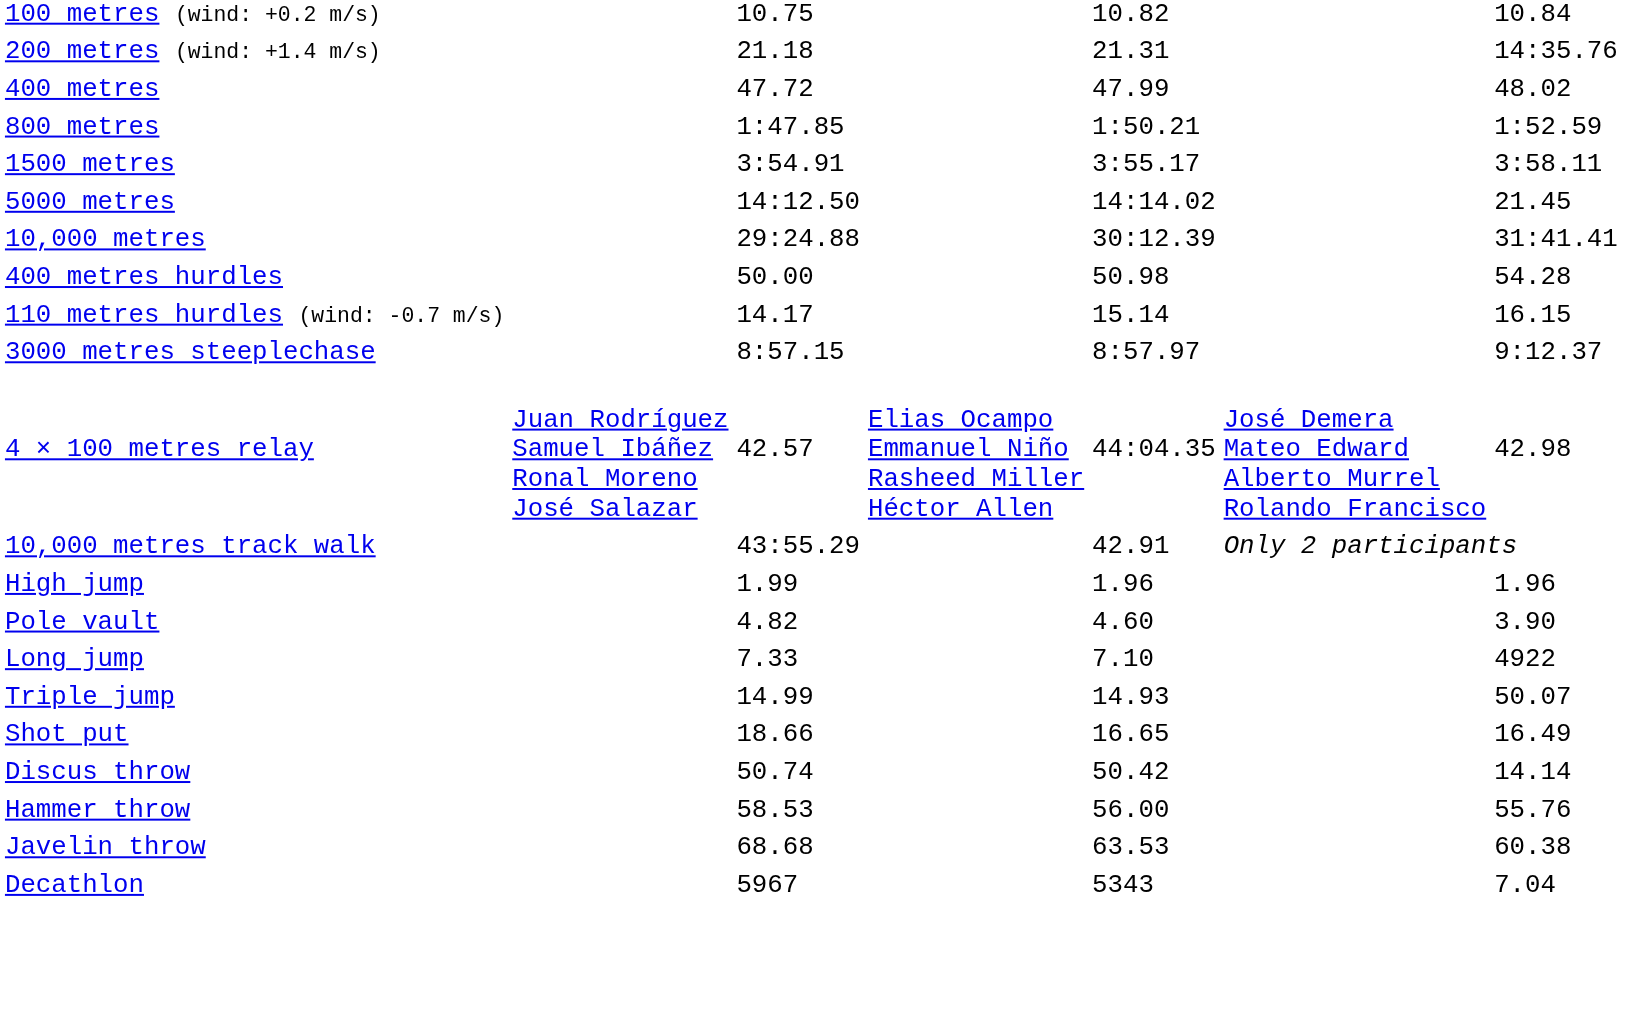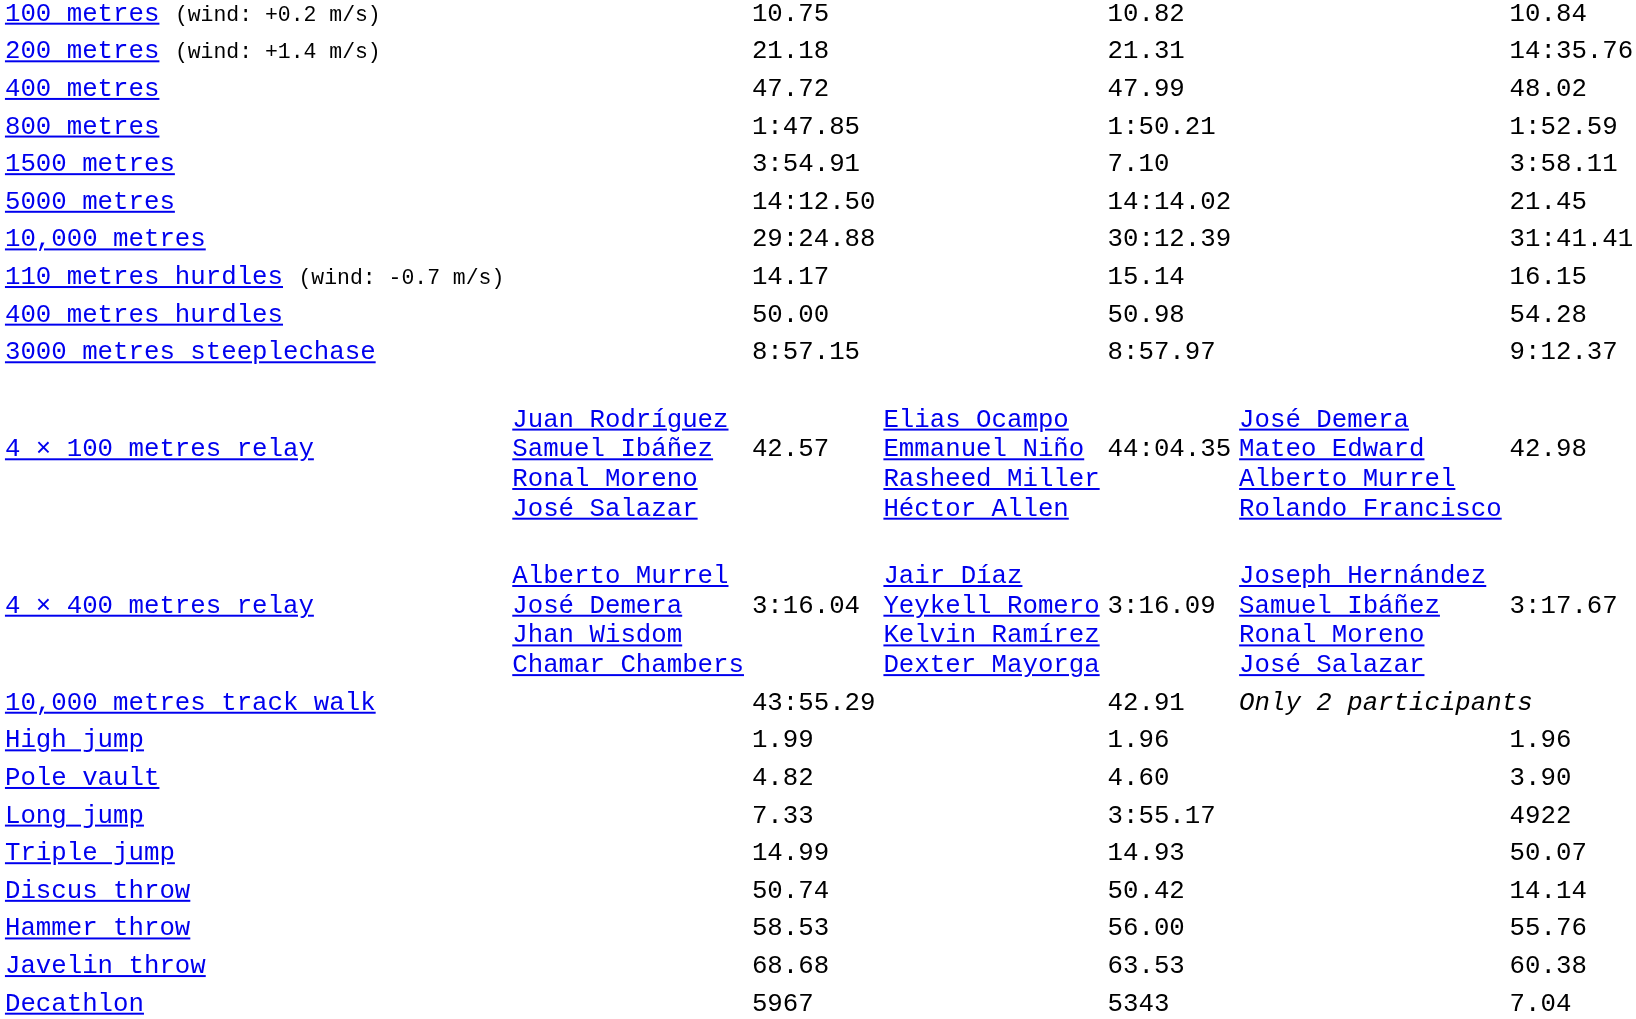(1146, 164) 3:55.17 -> (1138, 164) 7.10
rows swapped: (255, 315) <-> (144, 277)
+ row: (159, 606)
(1123, 659) 7.10 -> (1162, 816) 3:55.17
- row: (67, 735)
